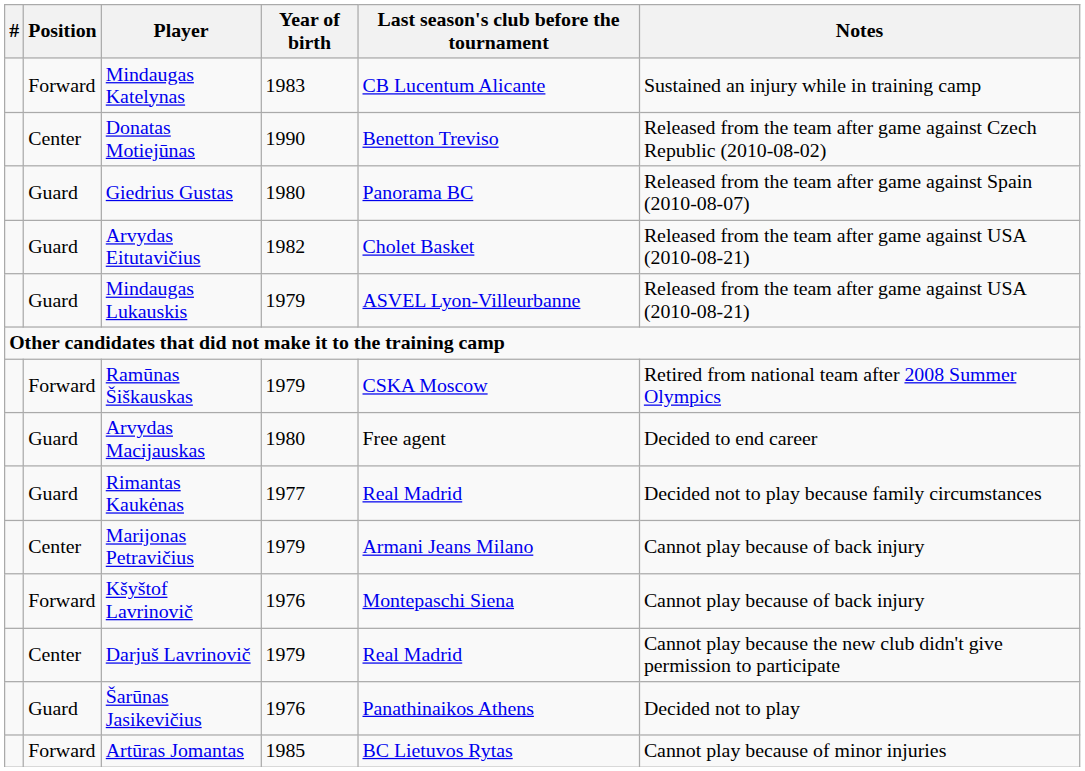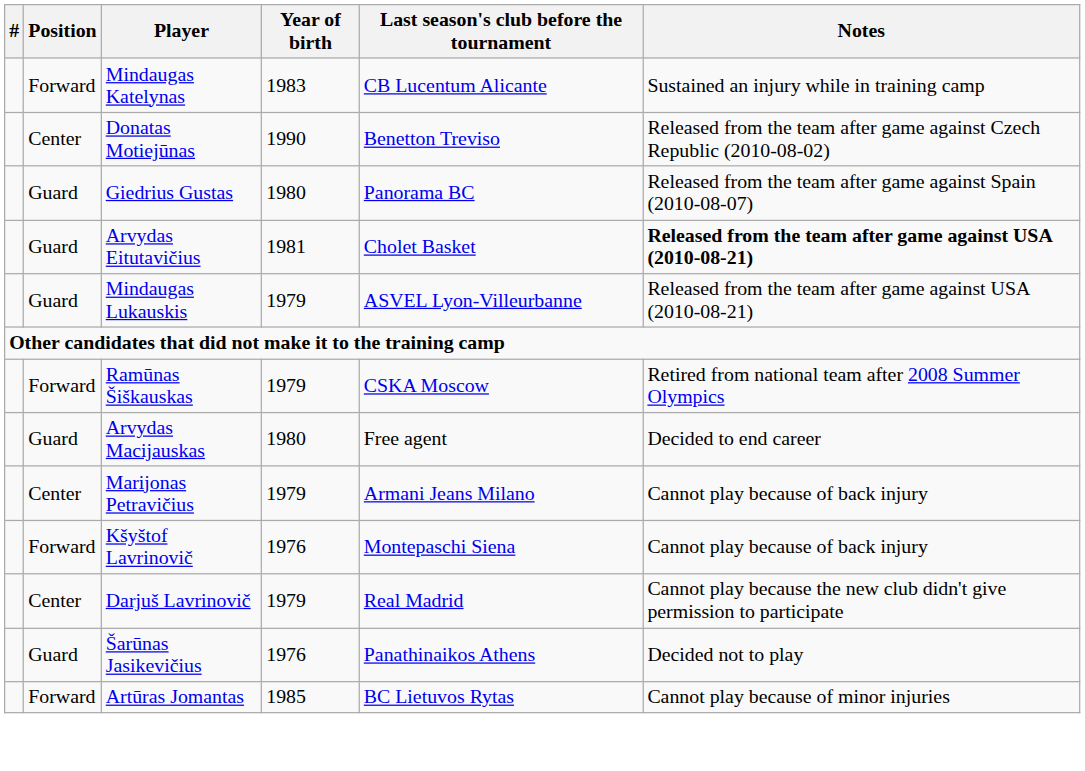(285, 246) 1982 -> (286, 246) 1981
(835, 246) normal -> (850, 246) bold
- row: (145, 493)
